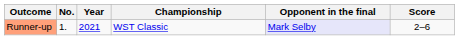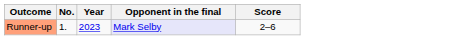- column: (188, 12)
(90, 27) 2021 -> (90, 27) 2023
